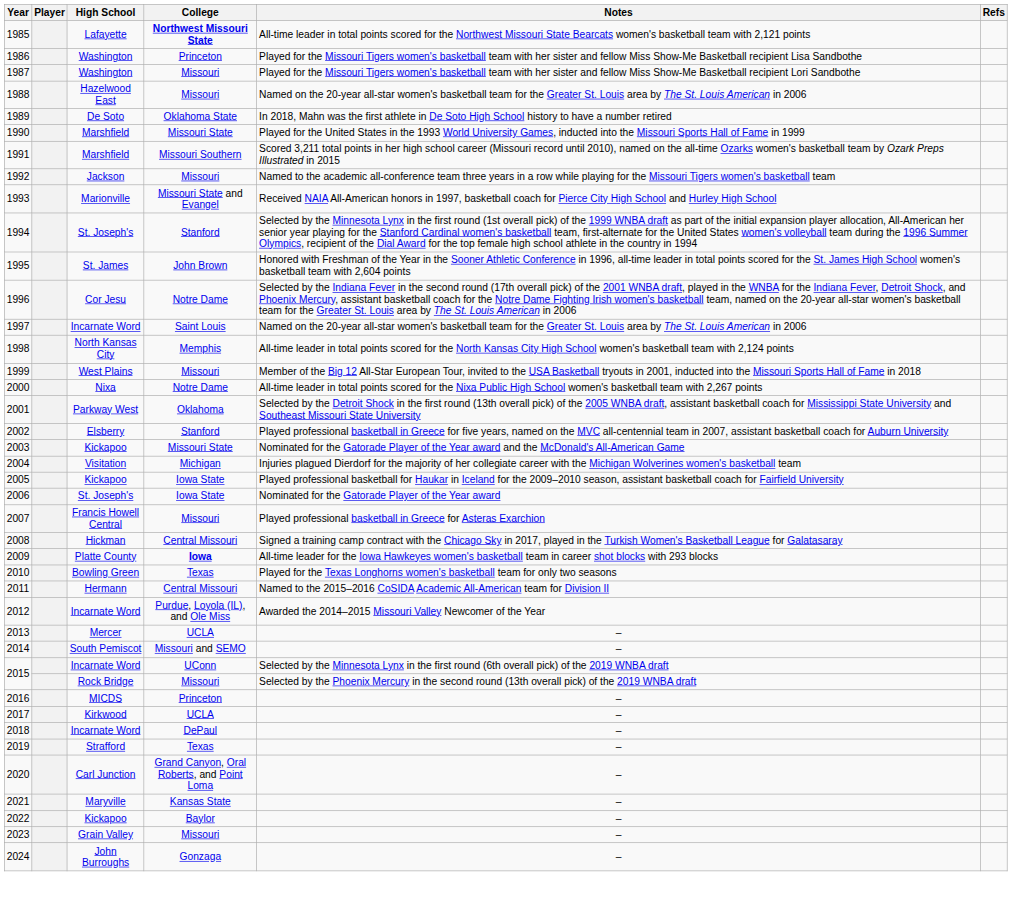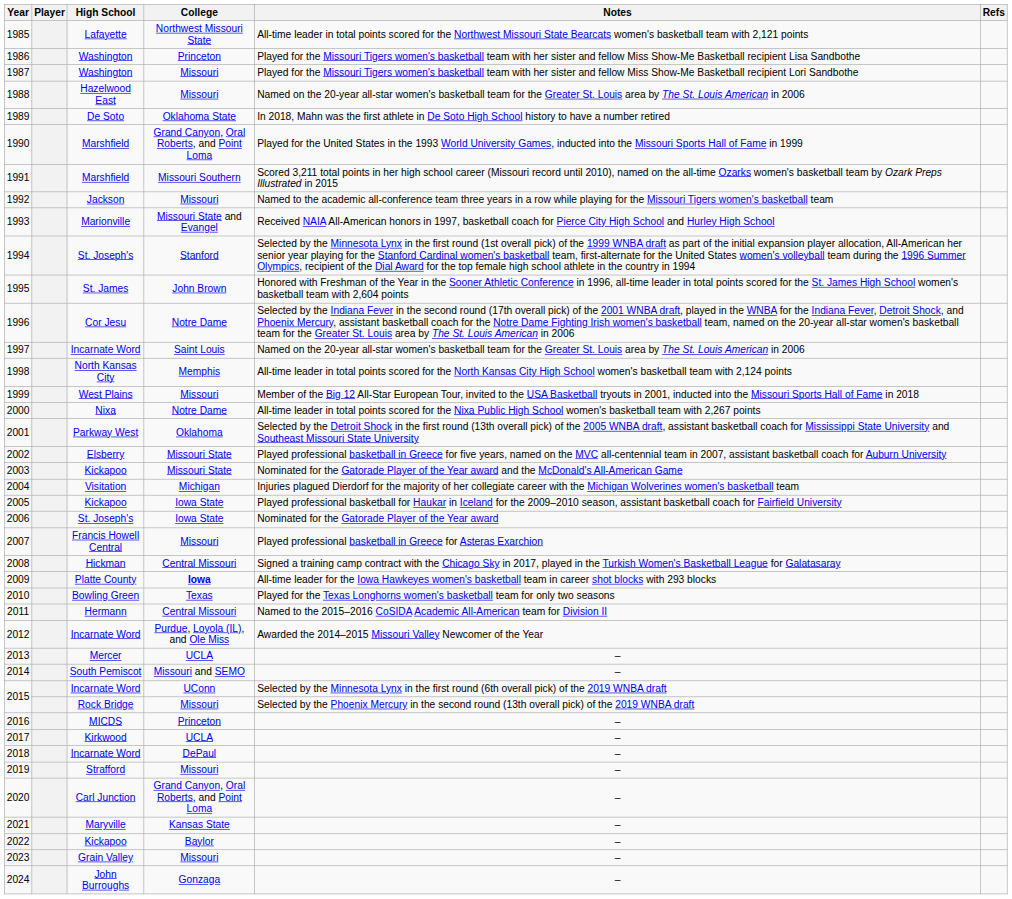(200, 34) bold -> (199, 34) normal
(200, 133) Missouri State -> (199, 144) Grand Canyon, Oral Roberts, and Point Loma
(200, 431) Stanford -> (199, 454) Missouri State
(200, 747) Texas -> (199, 770) Missouri
